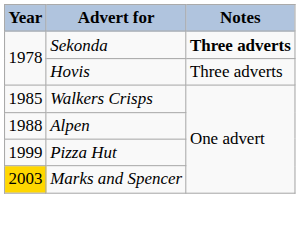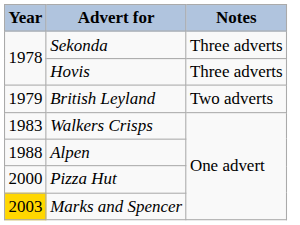(240, 44) bold -> (236, 44) normal
+ row: (103, 98)
(25, 98) 1985 -> (25, 125) 1983
(25, 152) 1999 -> (25, 179) 2000
